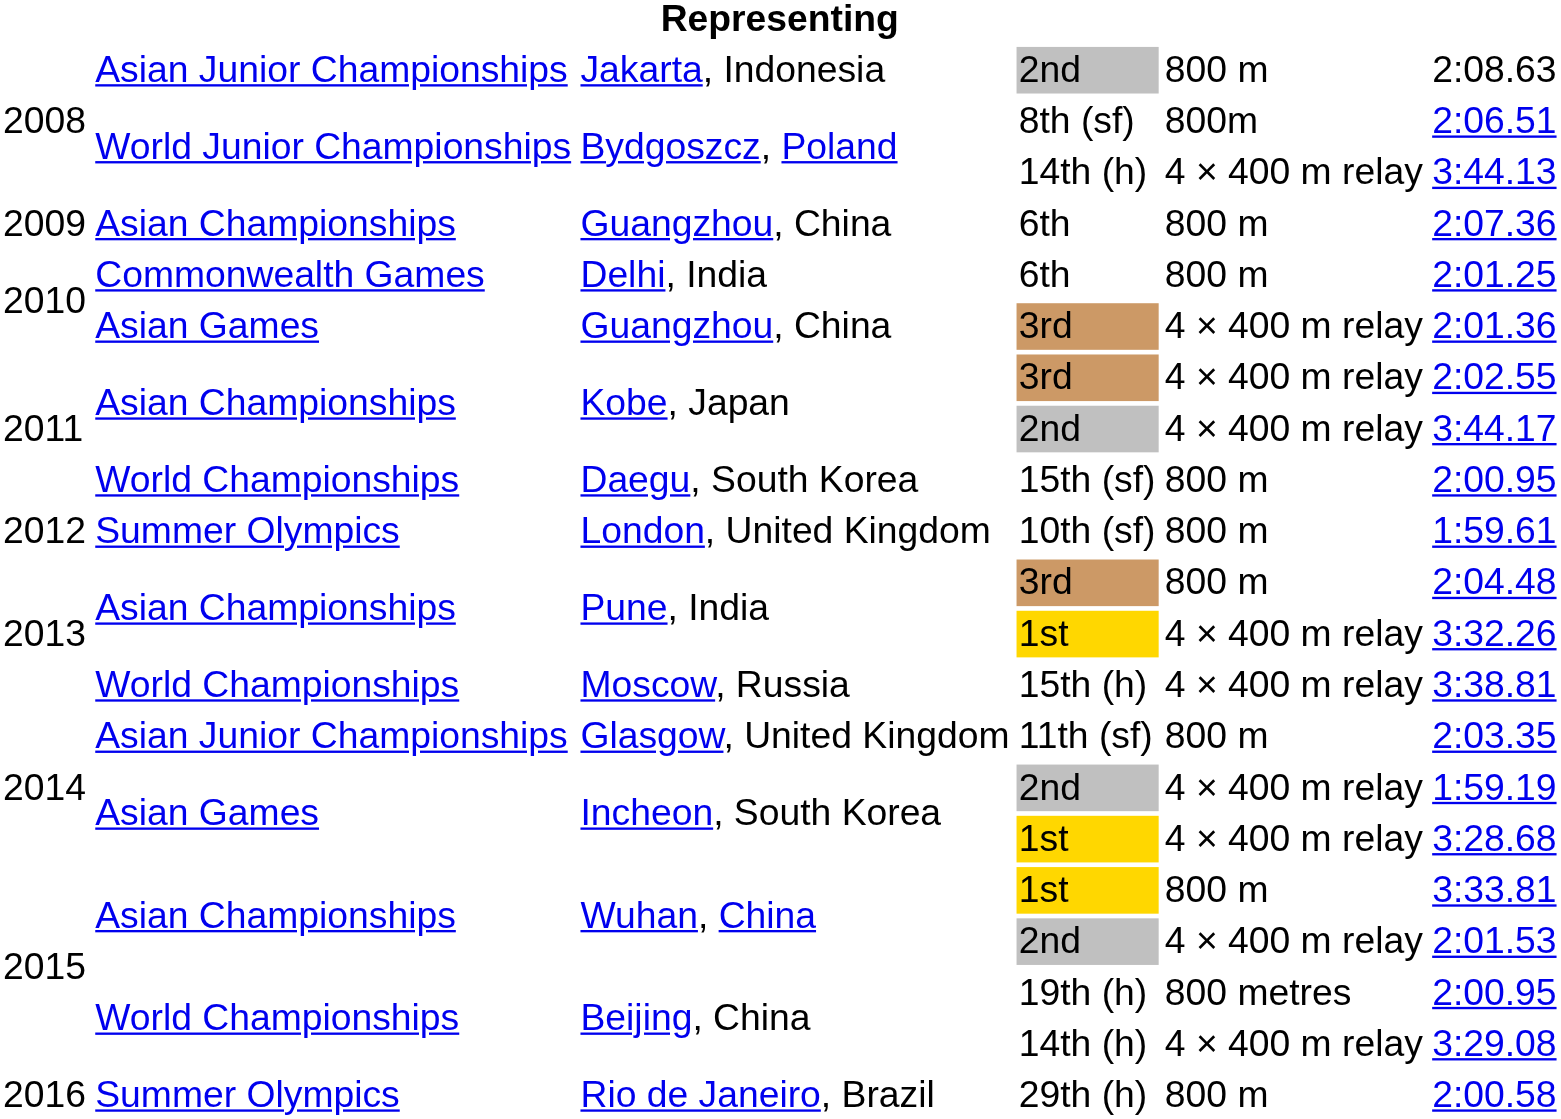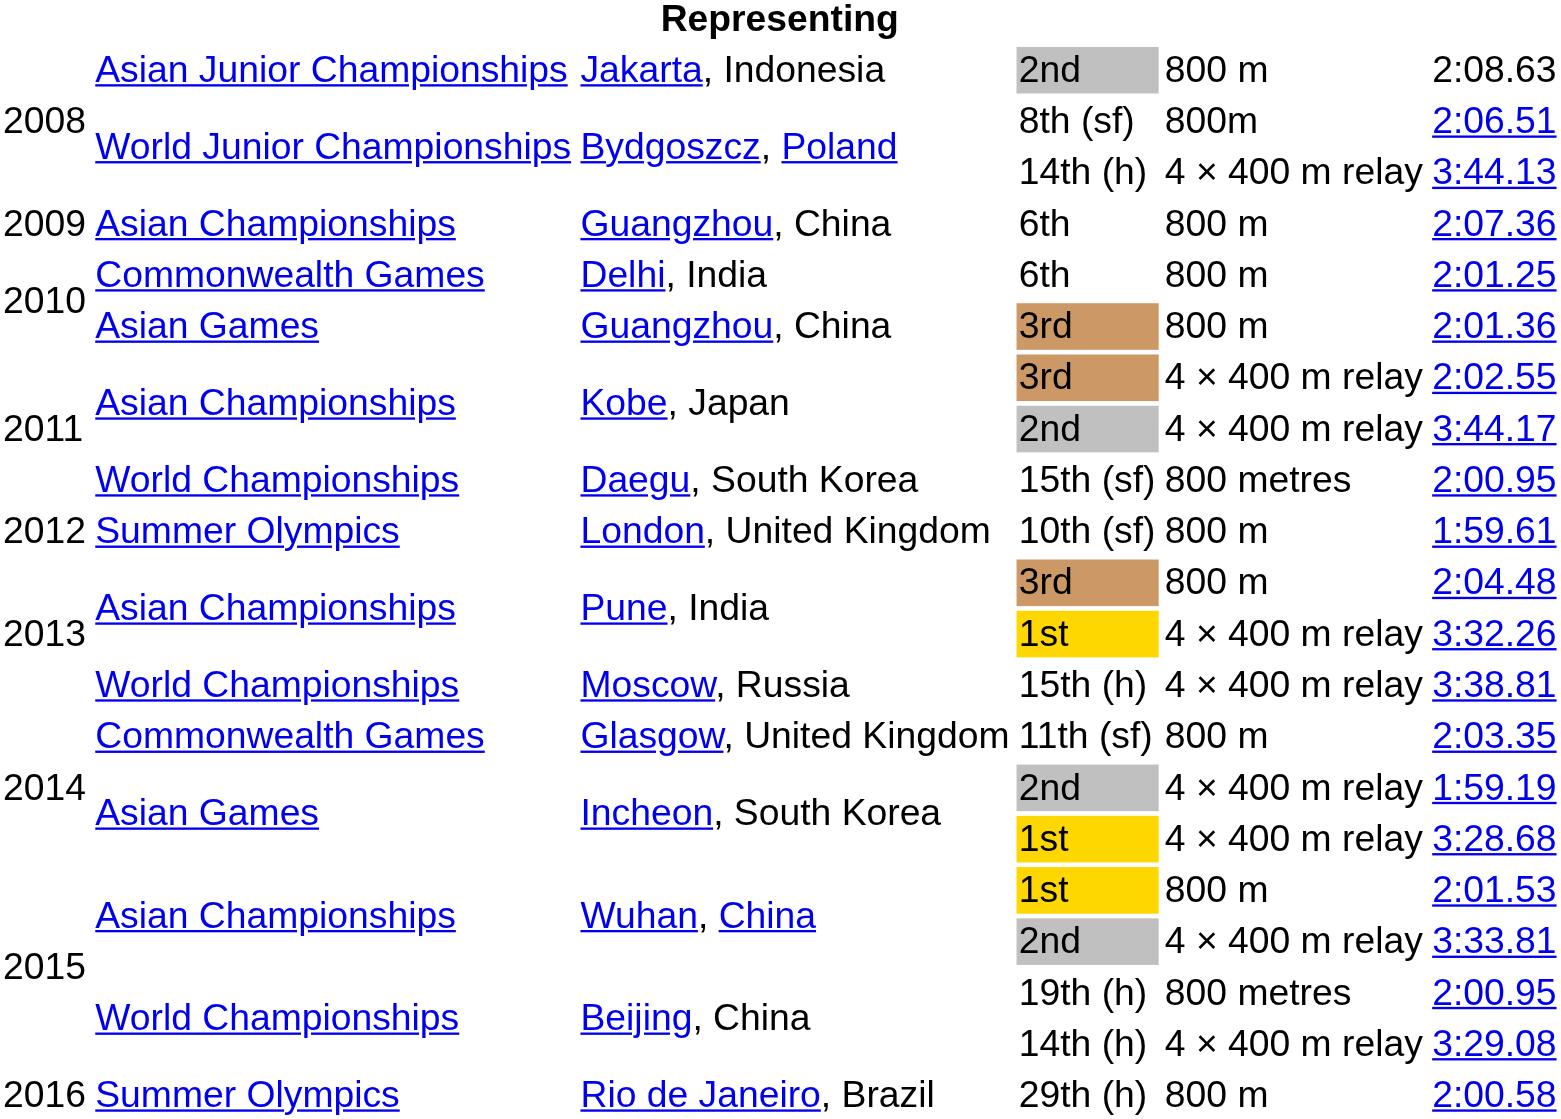(1294, 325) 4 × 400 m relay -> (1217, 325) 800 m
(1217, 479) 800 m -> (1258, 479) 800 metres
(331, 735) Asian Junior Championships -> (290, 735) Commonwealth Games
(1494, 889) 3:33.81 -> (1494, 889) 2:01.53
(1494, 940) 2:01.53 -> (1494, 940) 3:33.81
